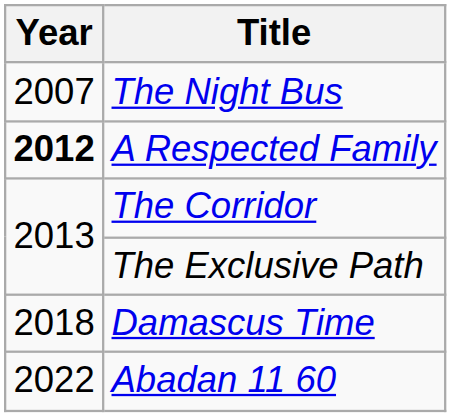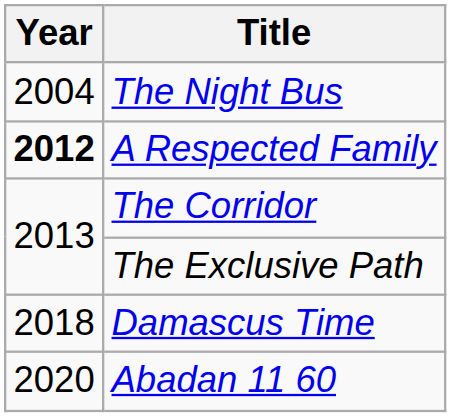(54, 91) 2007 -> (54, 91) 2004
(54, 380) 2022 -> (54, 380) 2020
